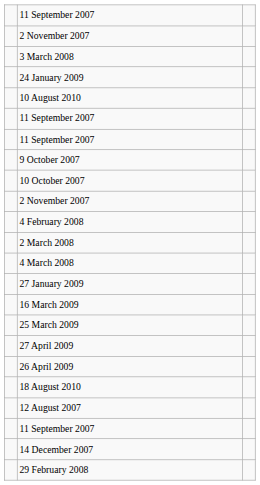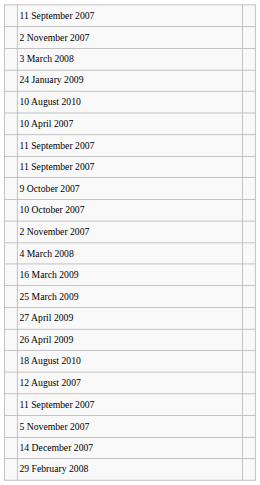+ row: (11, 124)
- row: (11, 222)
- row: (11, 243)
- row: (11, 284)
+ row: (11, 426)
